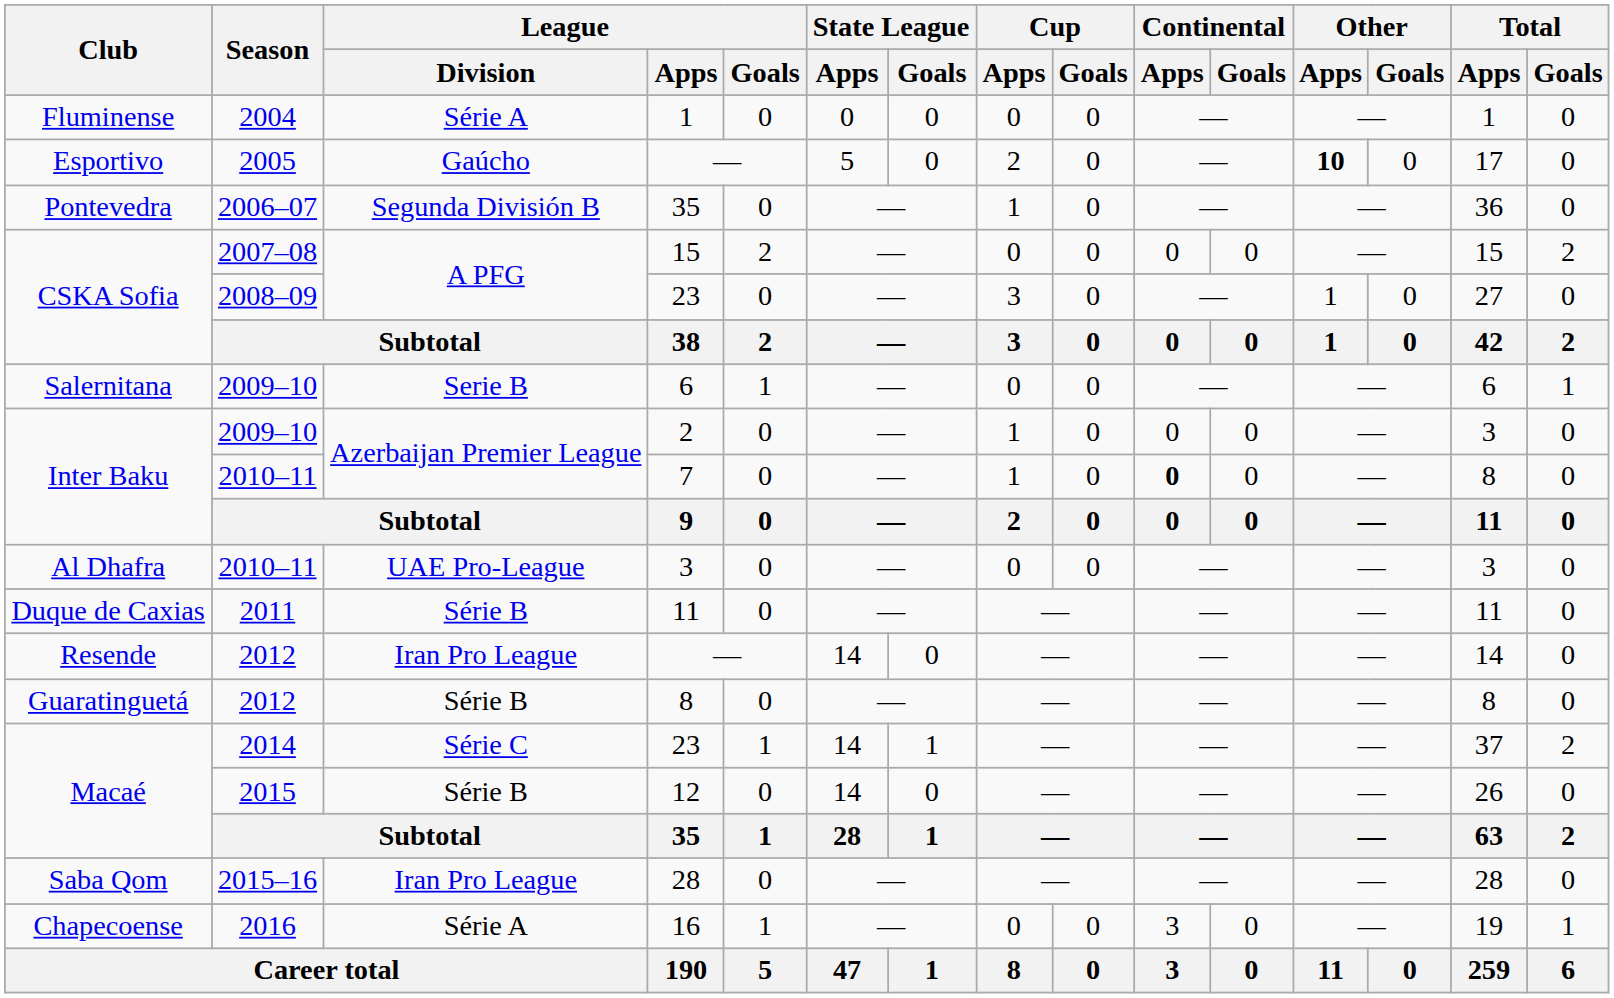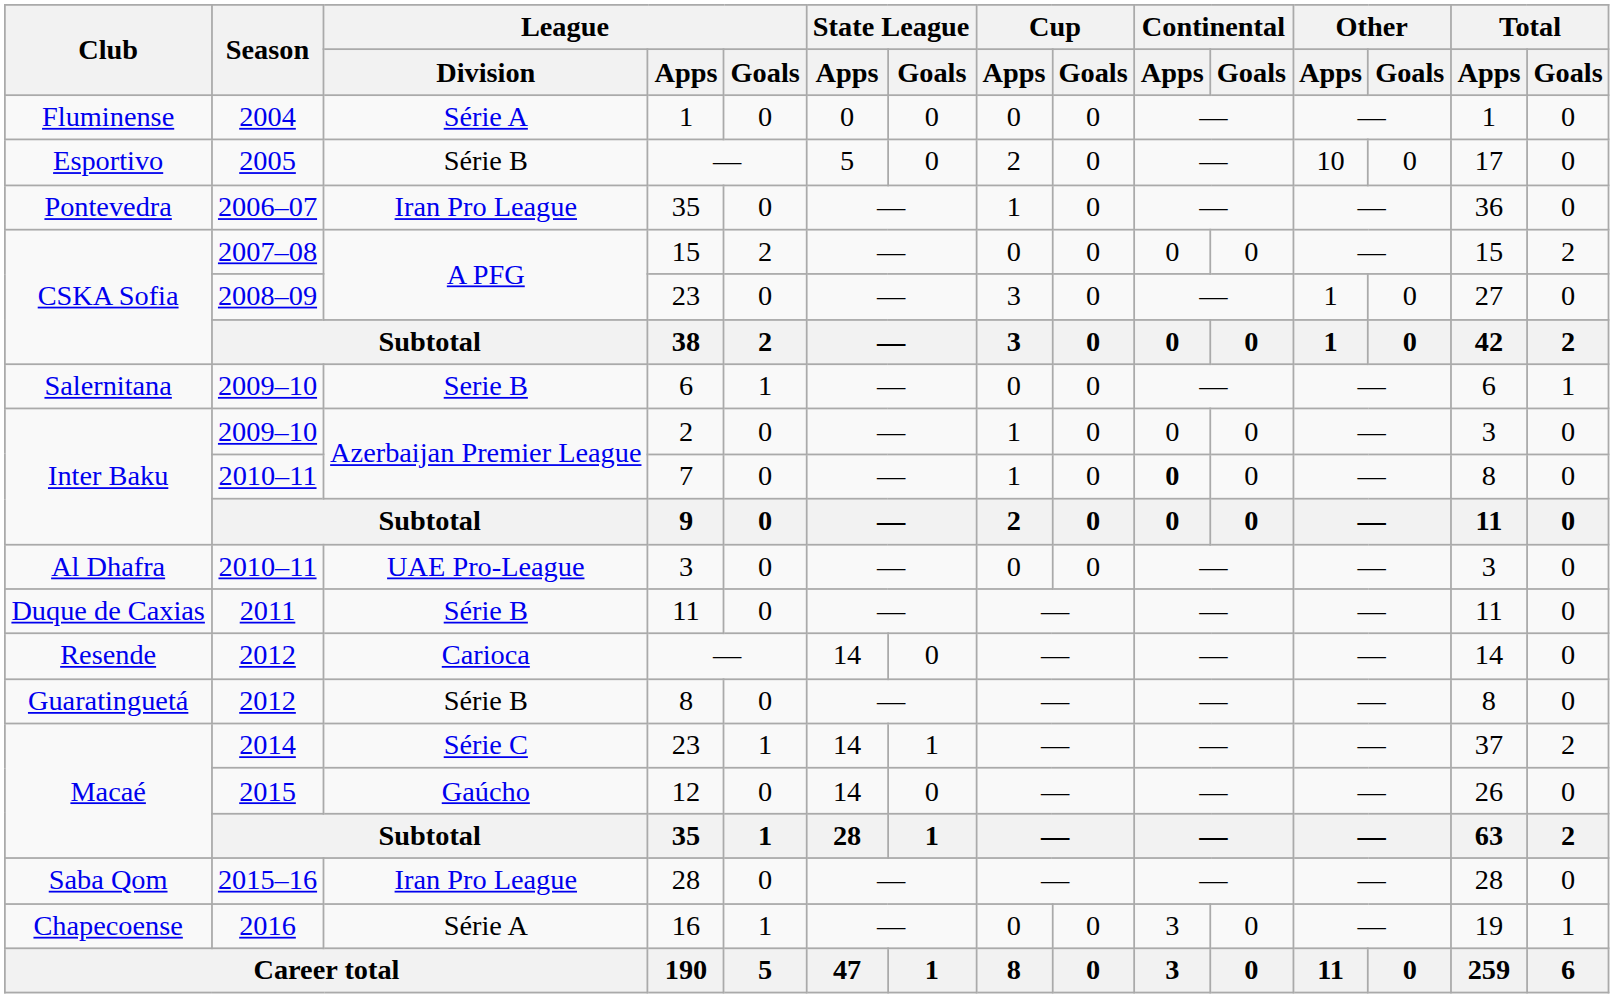(486, 161) Gaúcho -> (486, 161) Série B
(1331, 161) bold -> (1331, 161) normal
(486, 206) Segunda División B -> (486, 206) Iran Pro League
(486, 655) Iran Pro League -> (486, 655) Carioca
(486, 790) Série B -> (486, 790) Gaúcho
